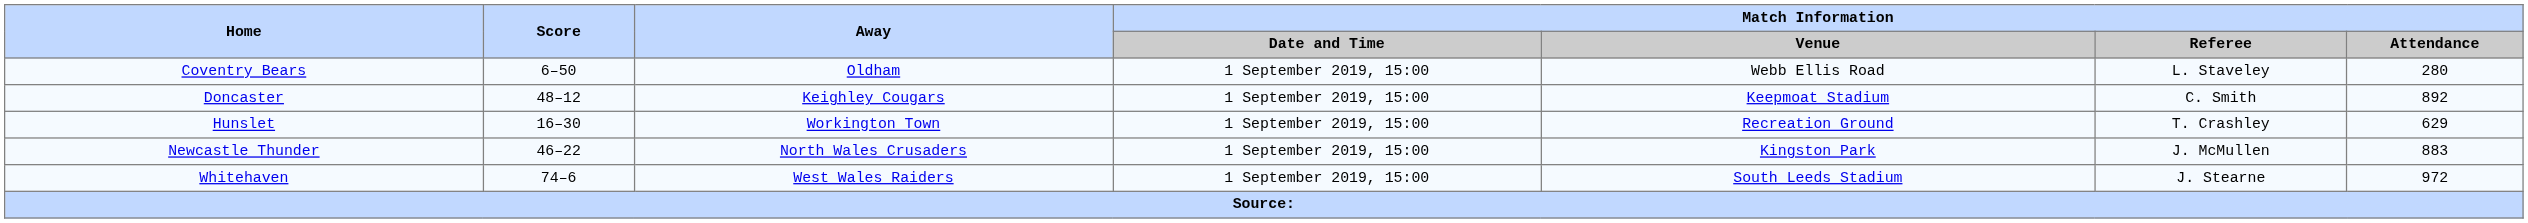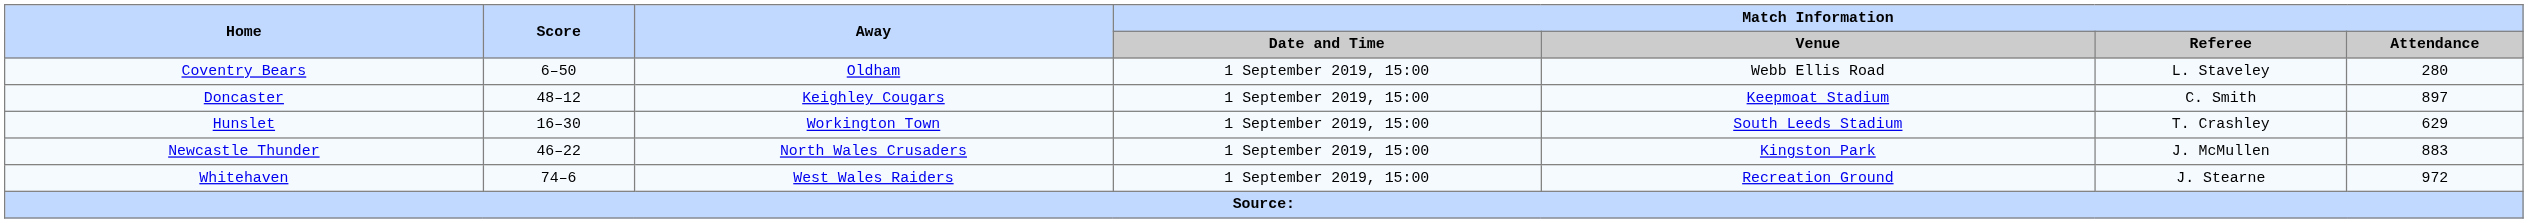(2435, 98) 892 -> (2435, 98) 897
(1818, 125) Recreation Ground -> (1818, 125) South Leeds Stadium
(1818, 178) South Leeds Stadium -> (1818, 178) Recreation Ground
